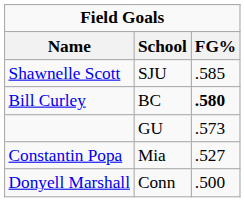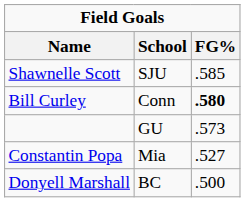(149, 100) BC -> (157, 100) Conn
(157, 182) Conn -> (149, 182) BC
